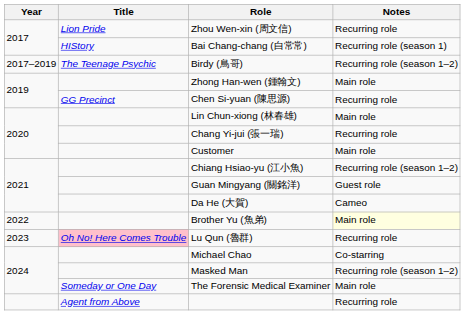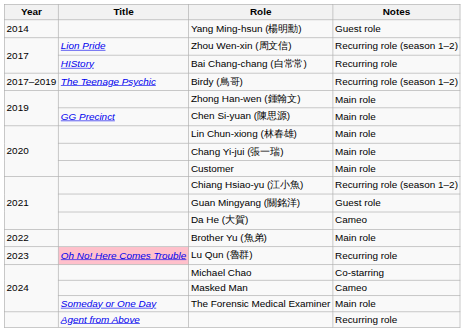+ row: (246, 28)
(366, 29) Recurring role -> (396, 46) Recurring role (season 1–2)
(391, 46) Recurring role (season 1) -> (366, 64) Recurring role
(366, 99) Recurring role -> (355, 116) Main role
(366, 134) Recurring role -> (355, 152) Main role
(355, 220) lightyellow background -> (355, 238) no background
(396, 270) Recurring role (season 1–2) -> (351, 288) Cameo
